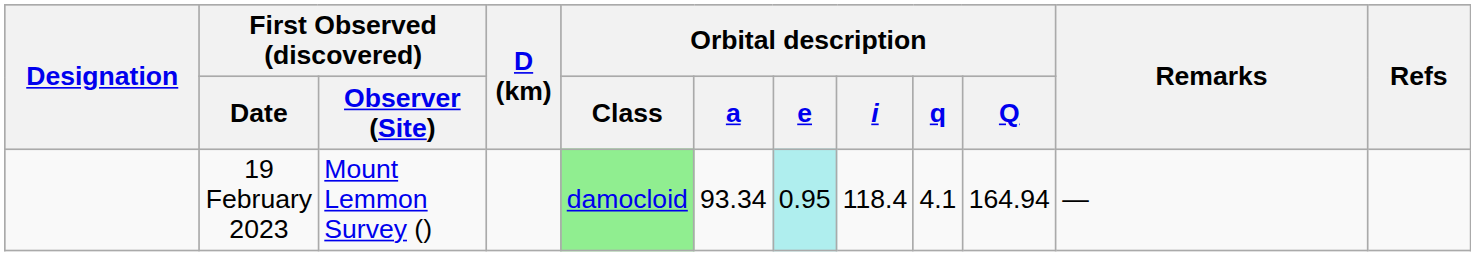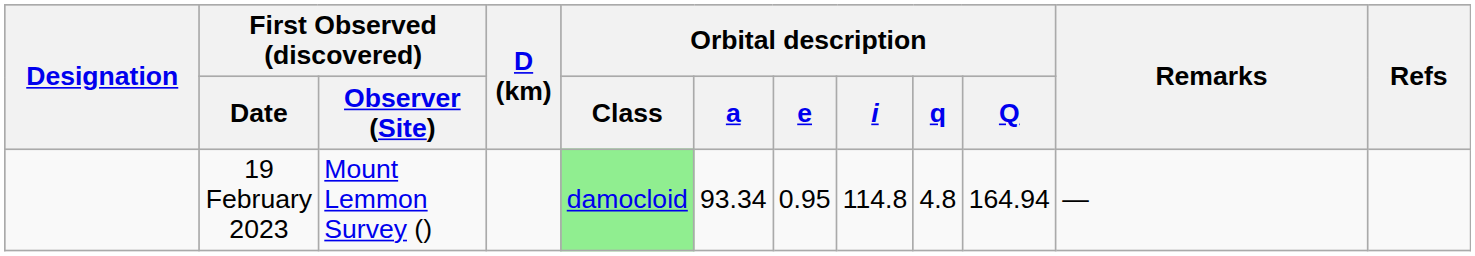(805, 199) paleturquoise background -> (805, 199) no background
(875, 199) 118.4 -> (875, 199) 114.8
(938, 199) 4.1 -> (938, 199) 4.8
